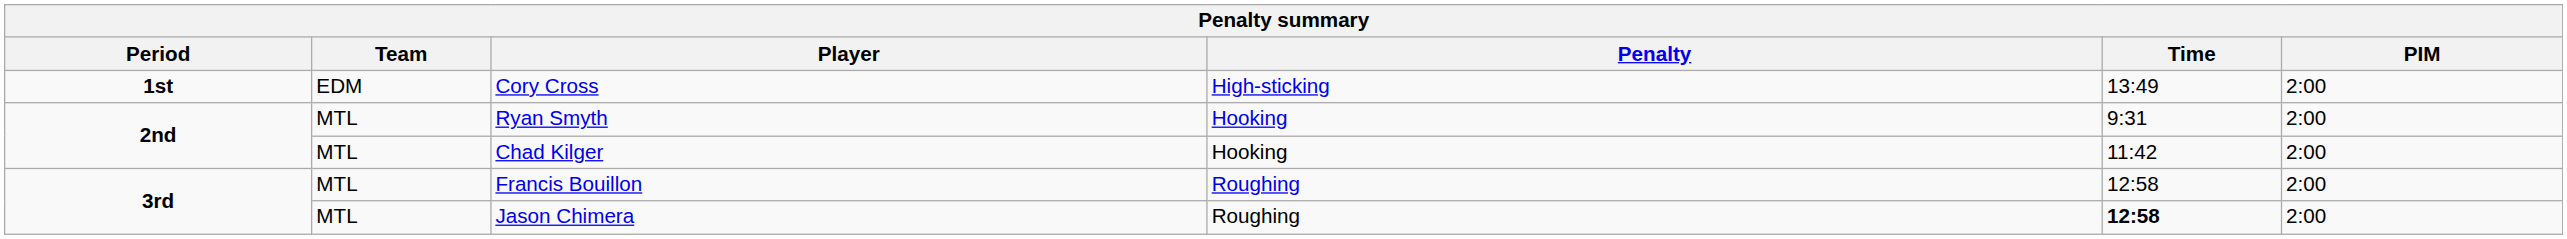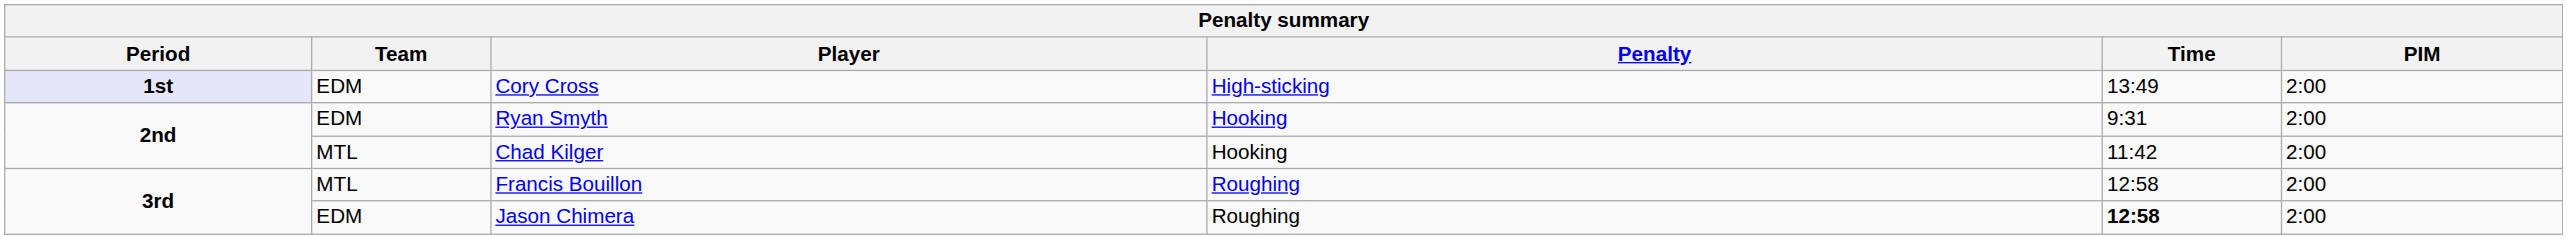(158, 86) no background -> (158, 86) lavender background
(337, 119) MTL -> (339, 119) EDM
(337, 217) MTL -> (339, 217) EDM
